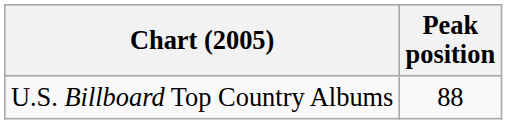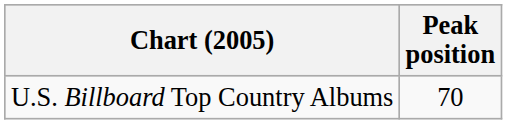(450, 97) 88 -> (450, 97) 70
